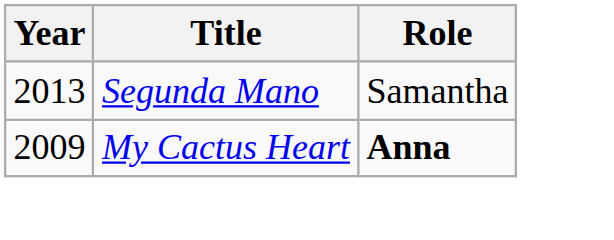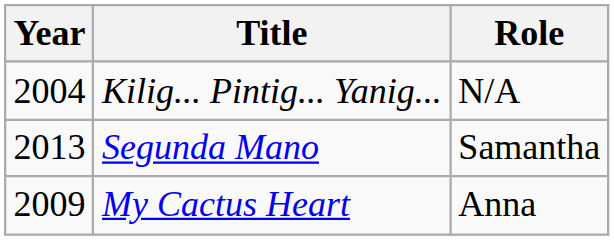+ row: (272, 90)
(409, 147) bold -> (497, 204) normal
